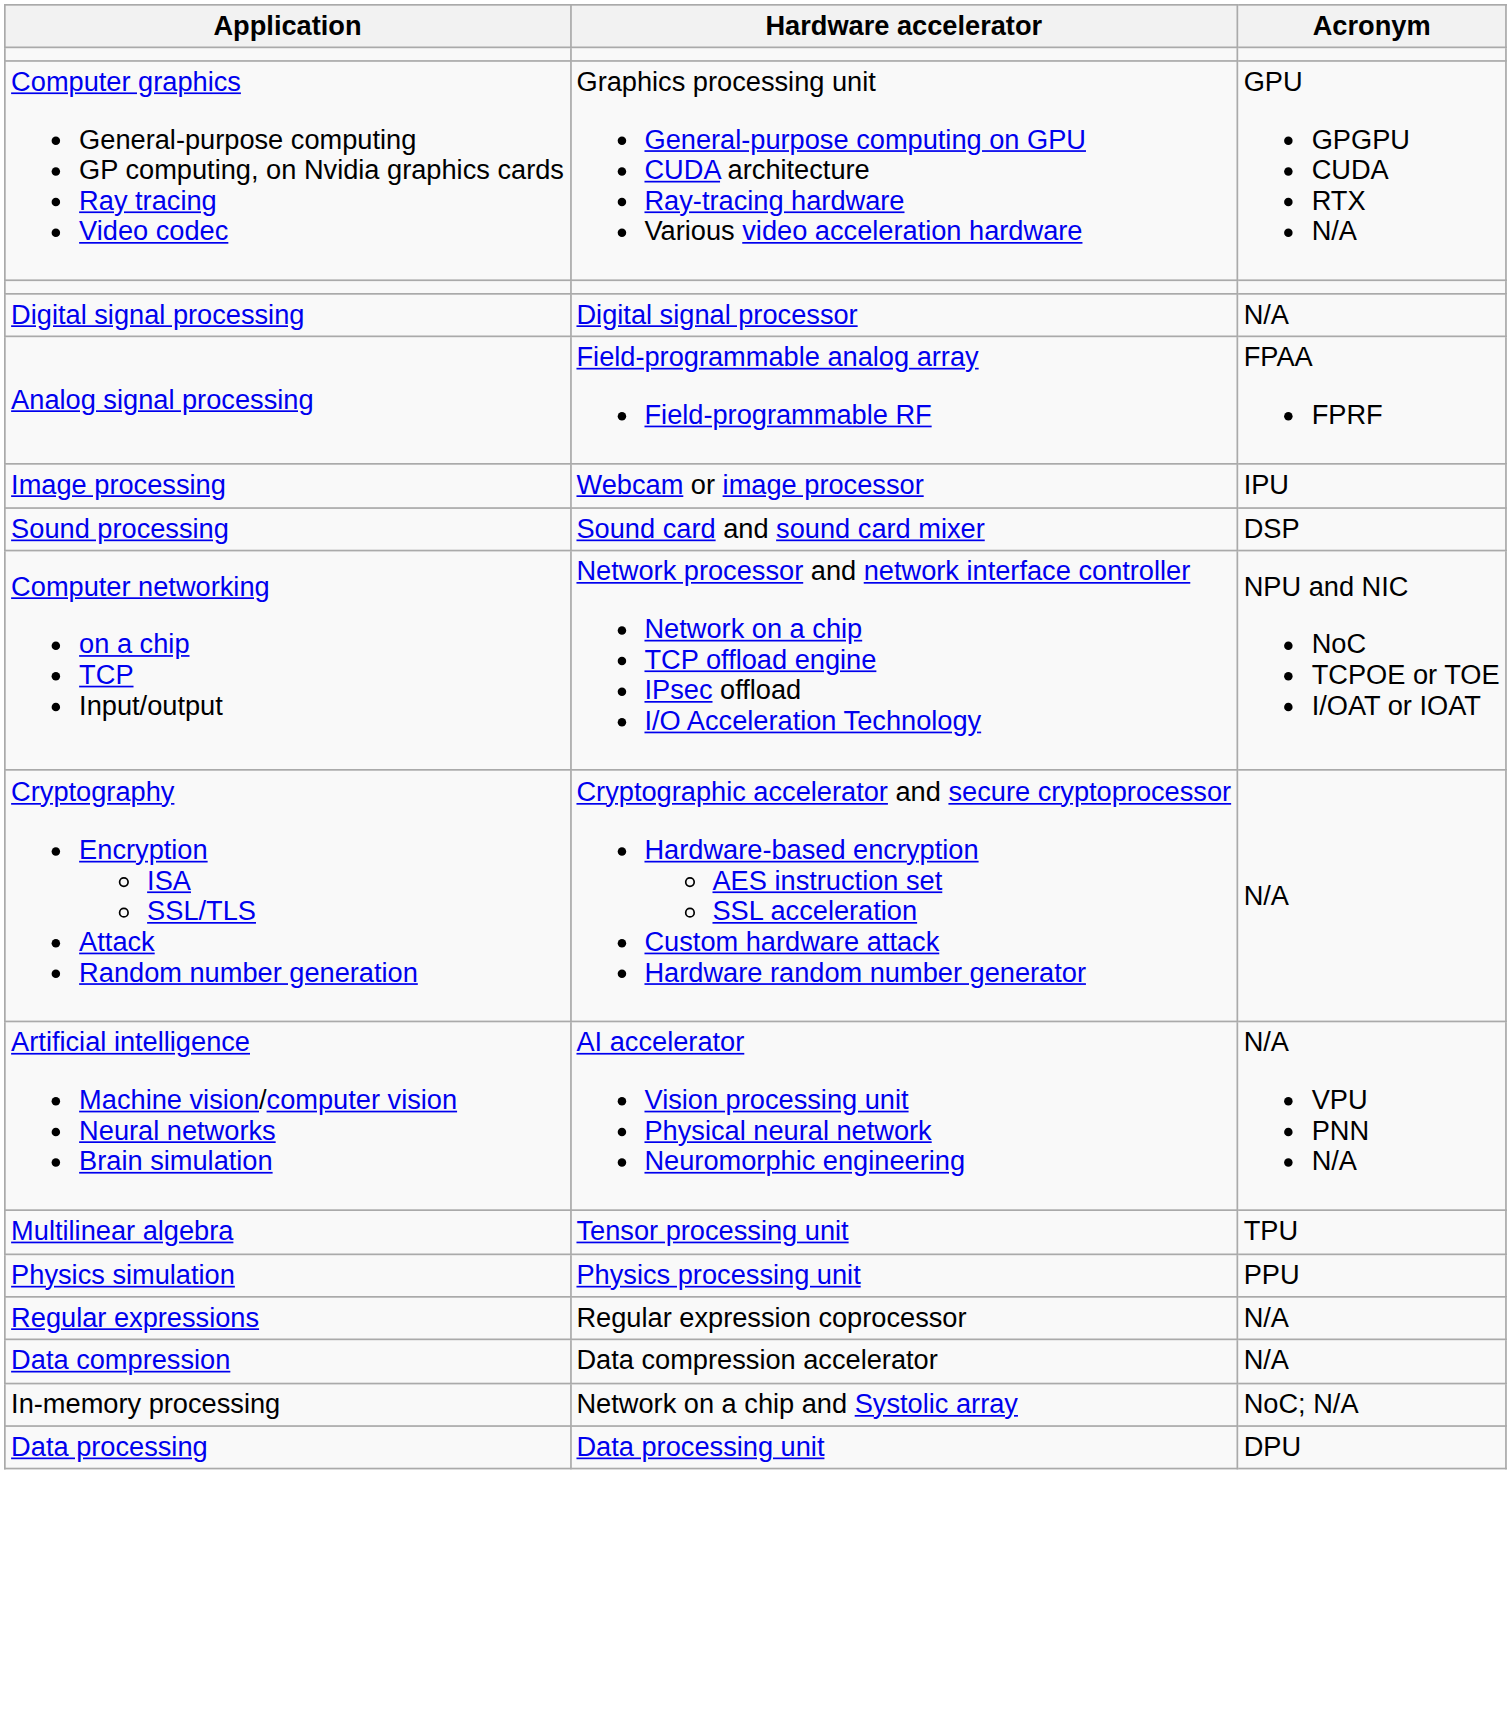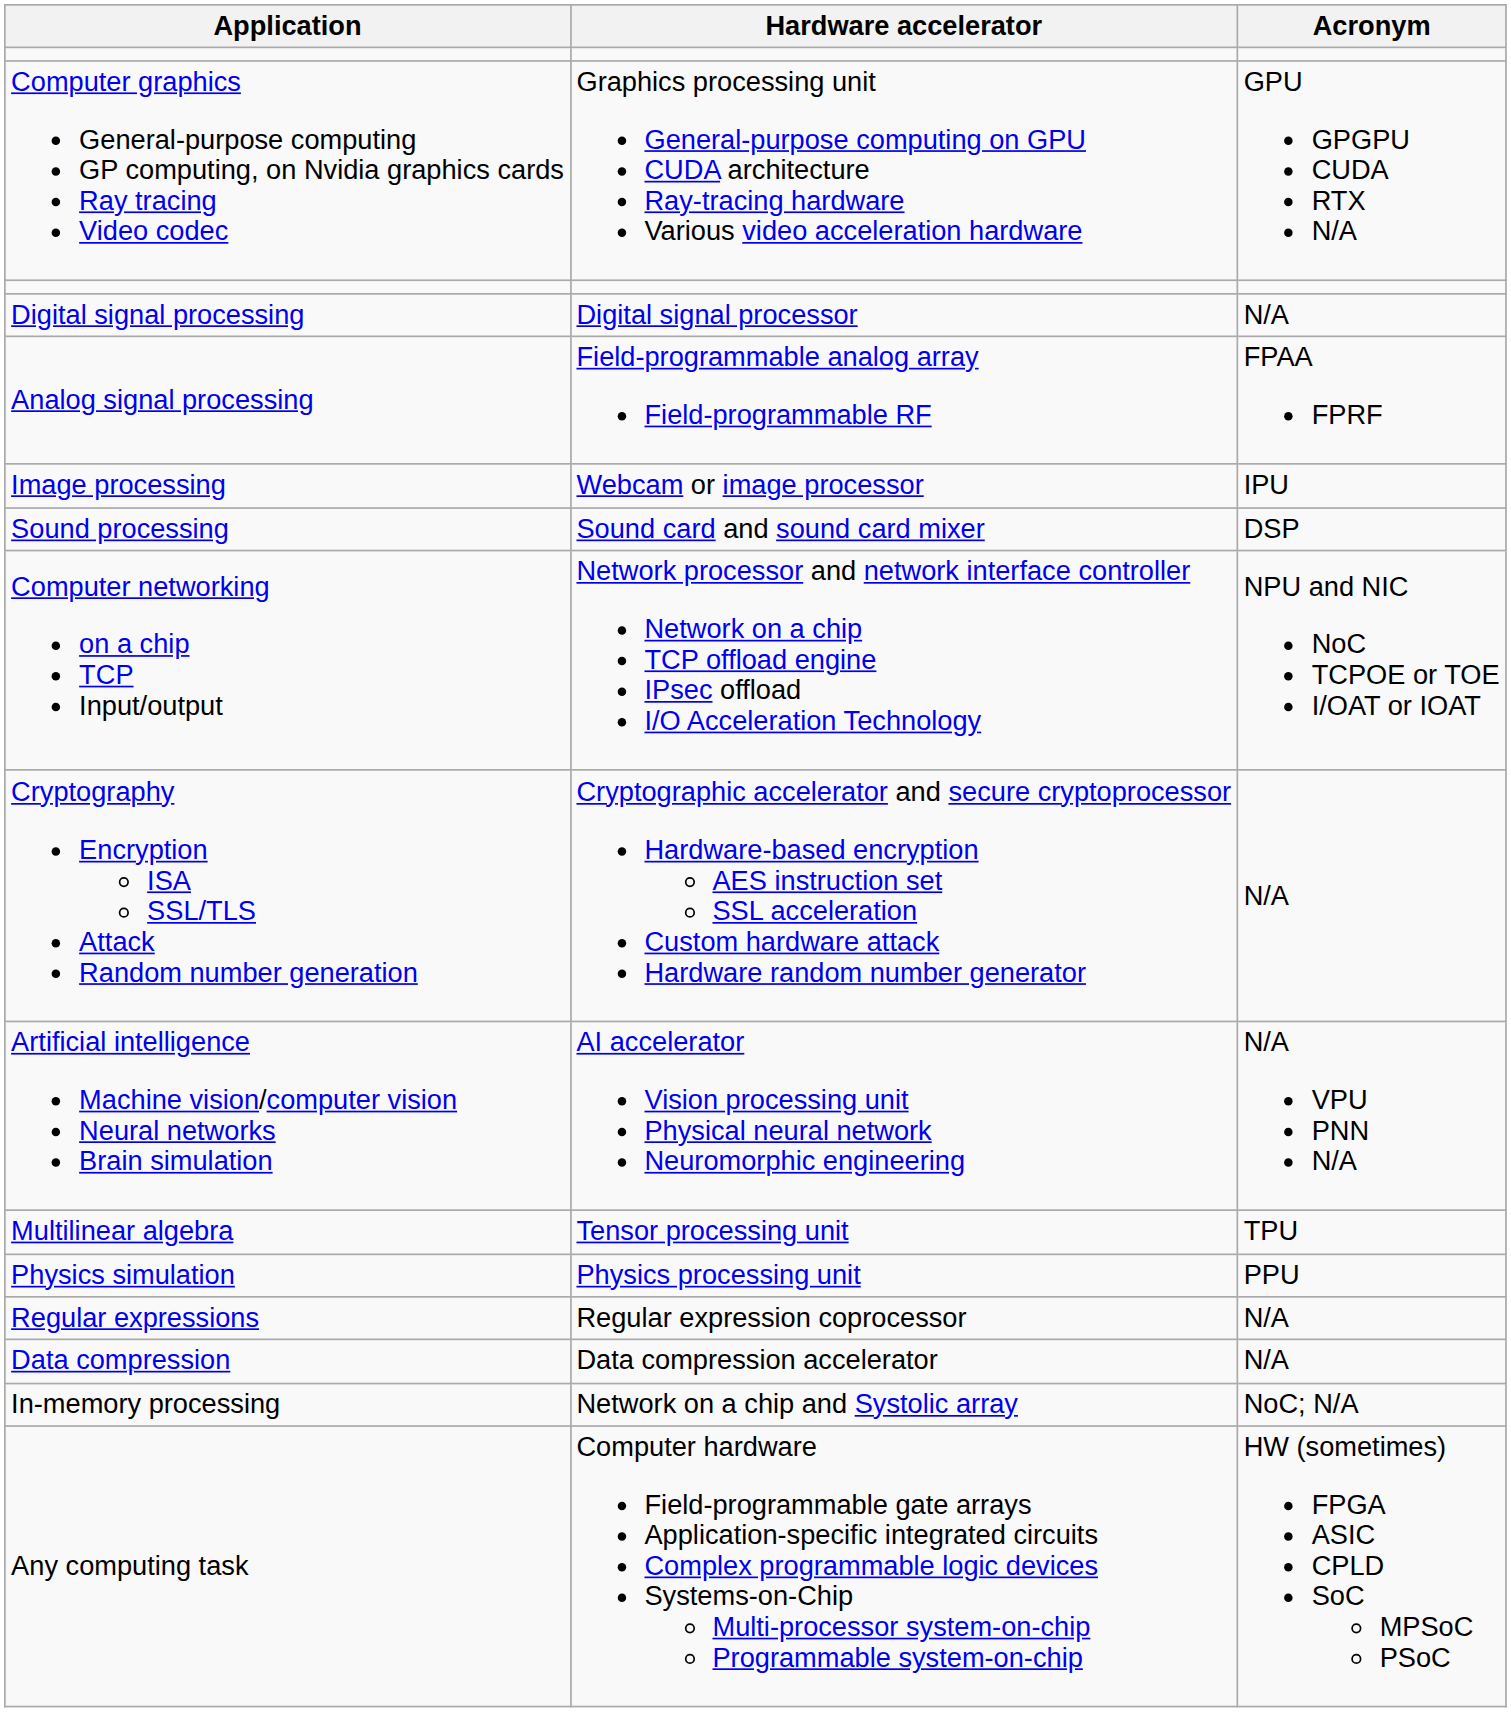- row: (109, 1447)
+ row: (130, 1566)
